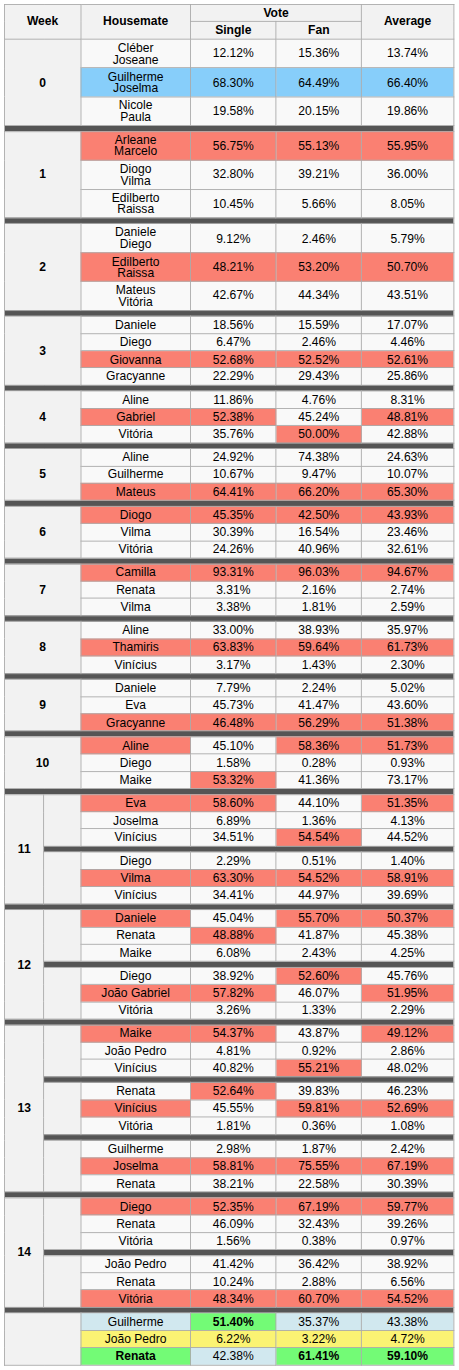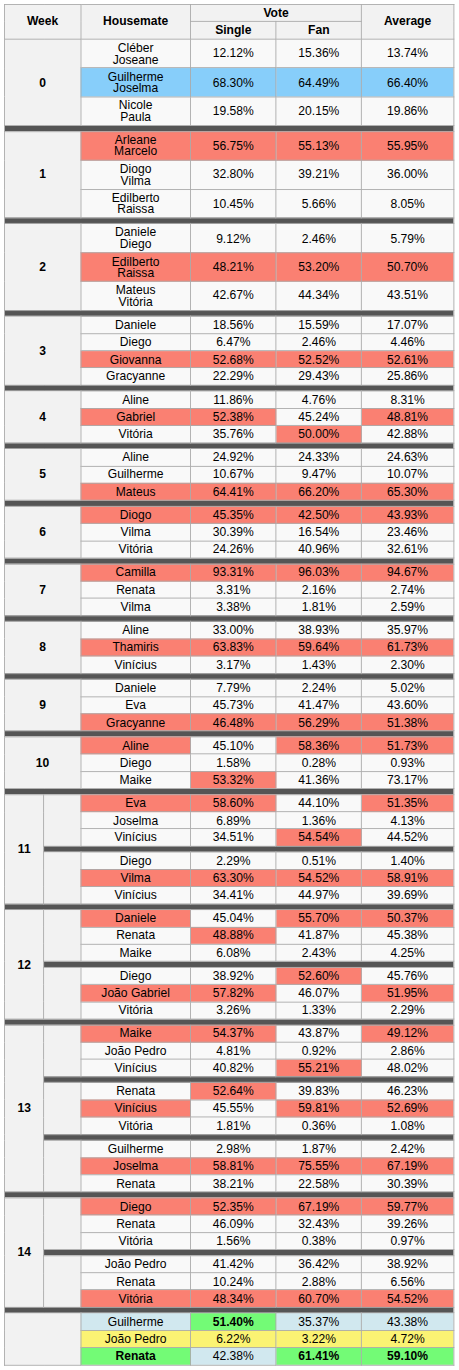(319, 457) 74.38% -> (319, 457) 24.33%
